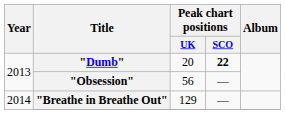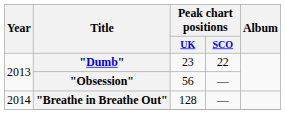(188, 62) 20 -> (188, 62) 23
(223, 62) bold -> (223, 62) normal
(188, 100) 129 -> (188, 100) 128
